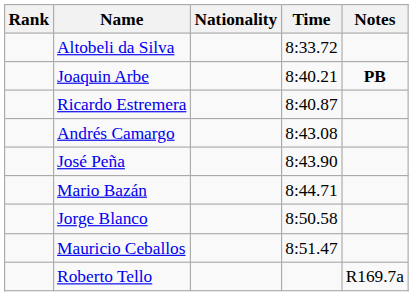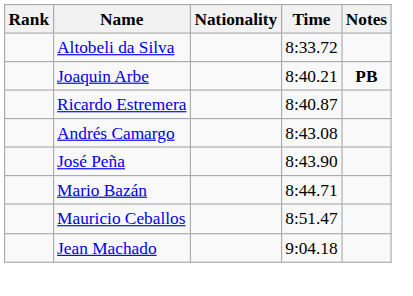- row: (102, 218)
+ row: (107, 247)
- row: (105, 276)
